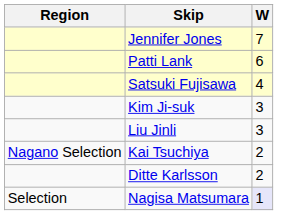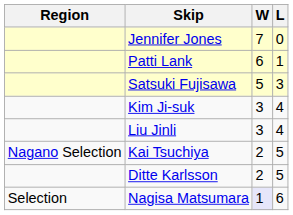+ column: (280, 15)
(260, 84) 4 -> (260, 84) 5
